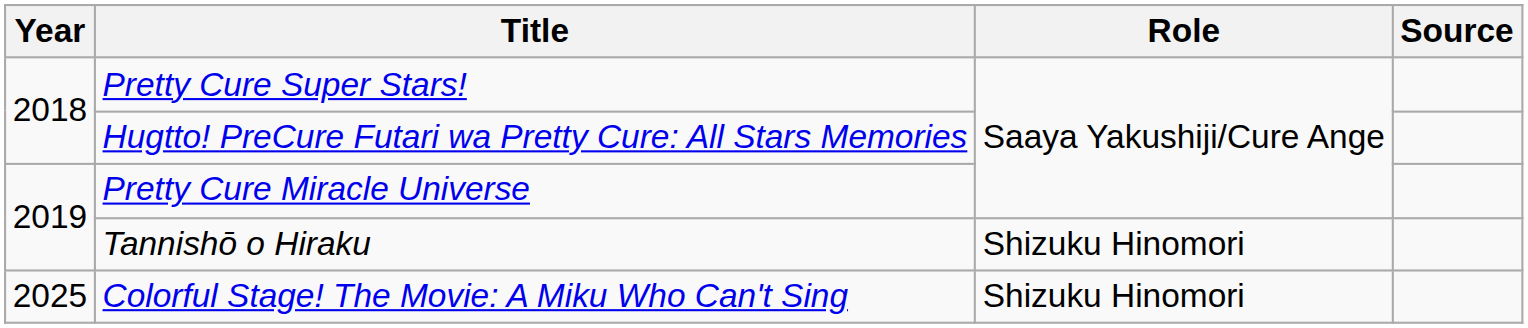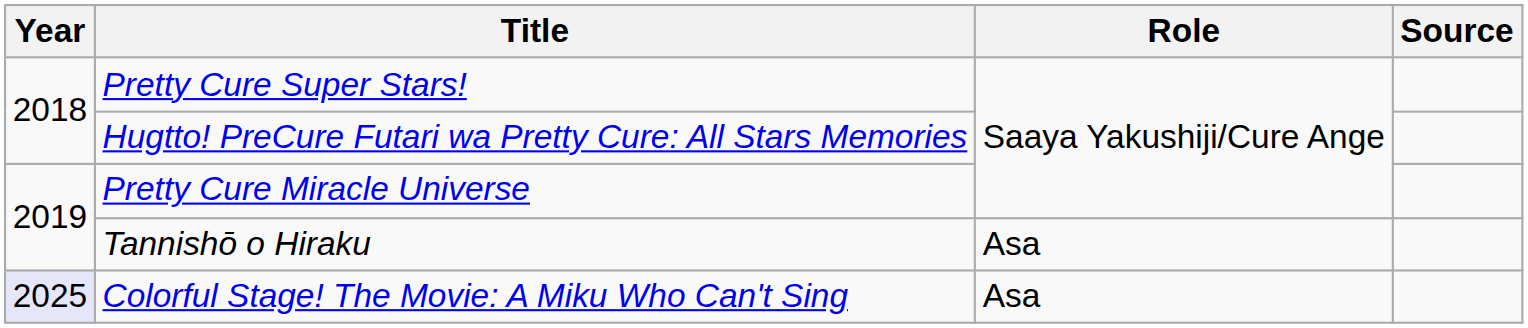(1114, 243) Shizuku Hinomori -> (1012, 243) Asa
(50, 296) no background -> (50, 296) lavender background
(1114, 296) Shizuku Hinomori -> (1012, 296) Asa
